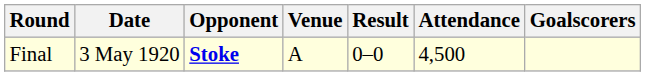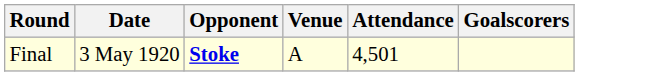- column: (380, 20)
(442, 53) 4,500 -> (376, 53) 4,501
